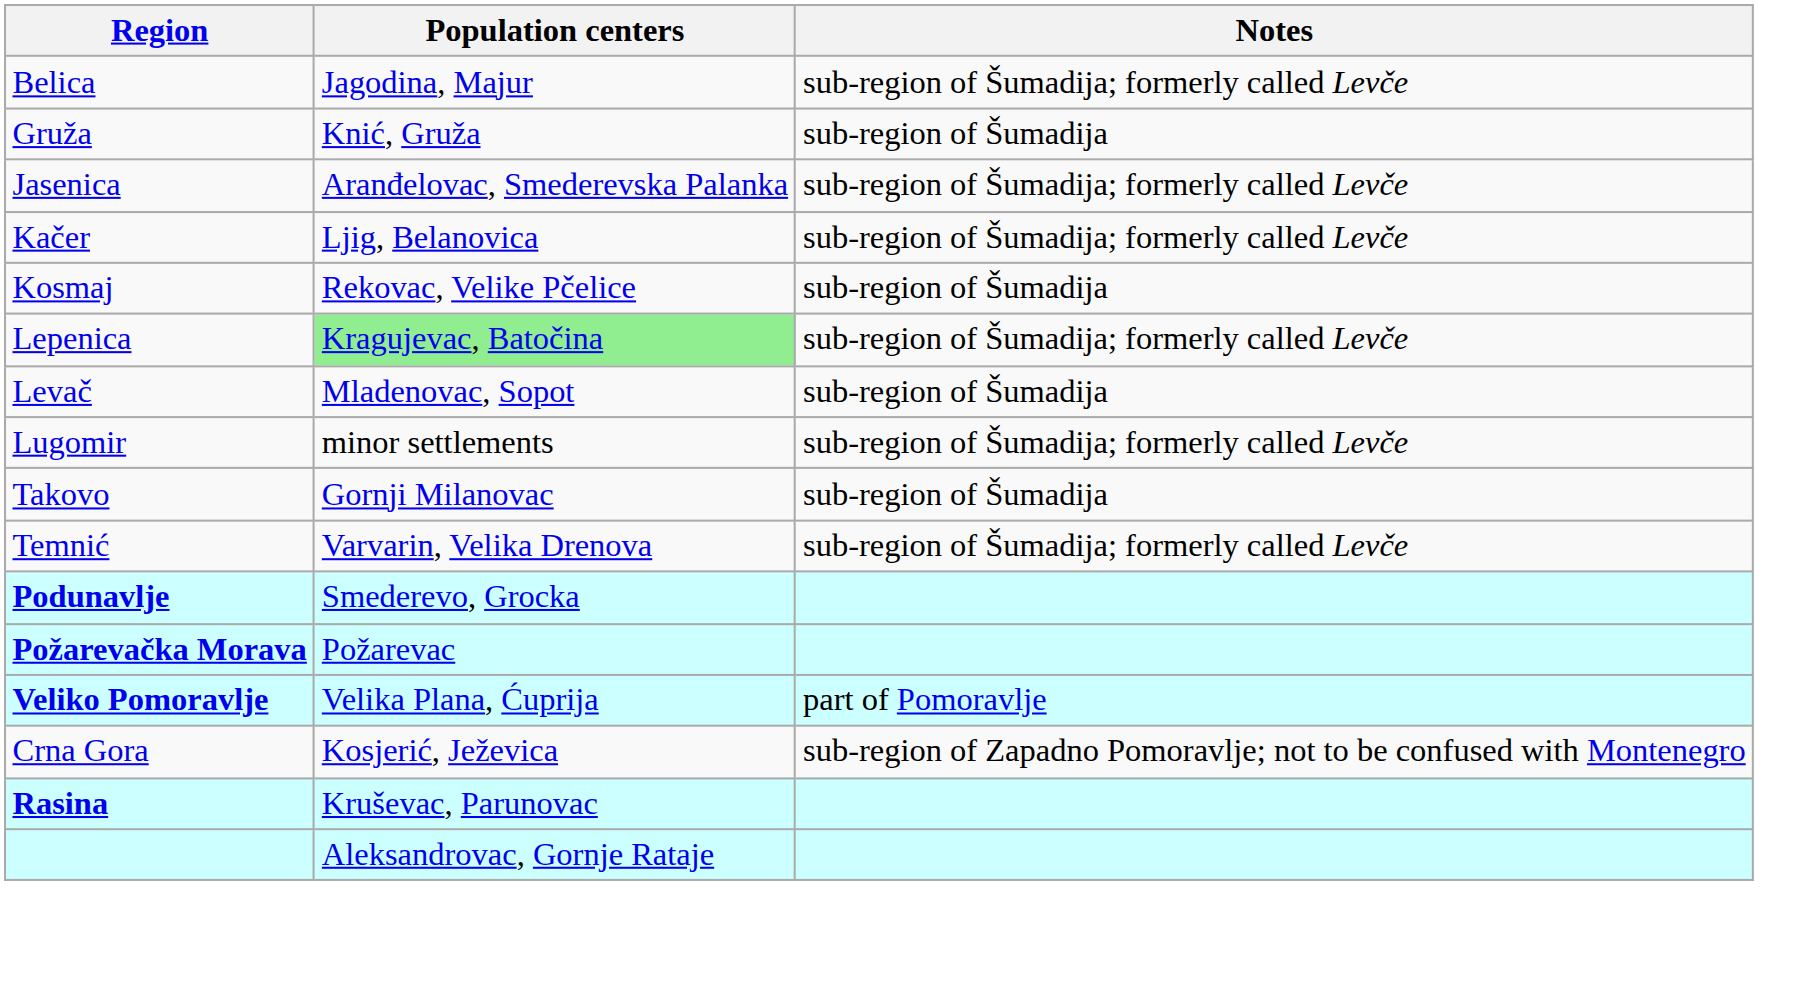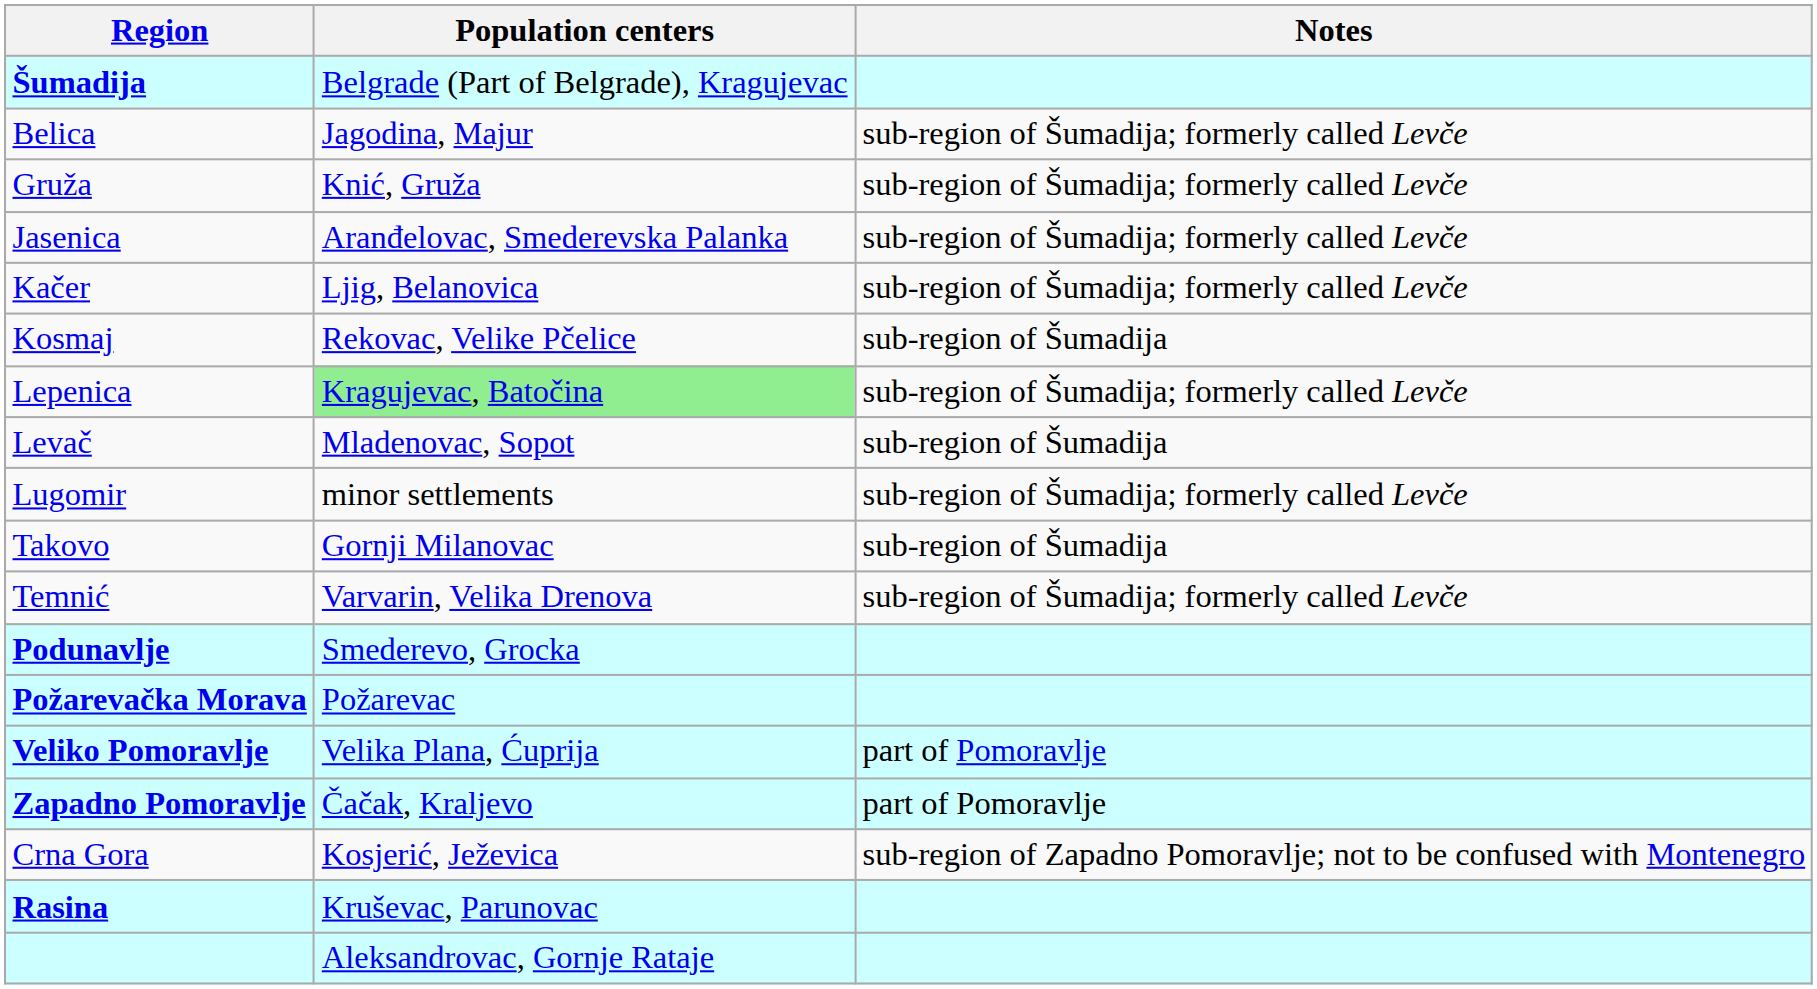+ row: (79, 81)
(956, 133) sub-region of Šumadija -> (1165, 184) sub-region of Šumadija; formerly called Levče
+ row: (159, 802)
